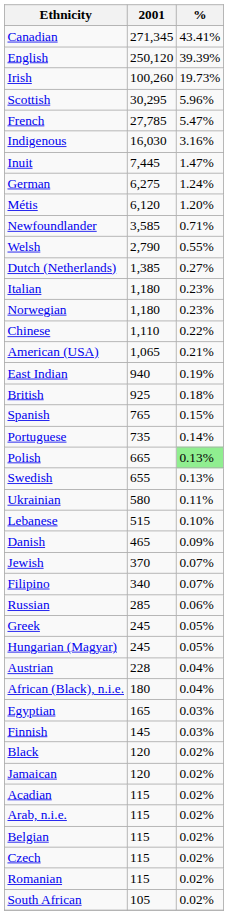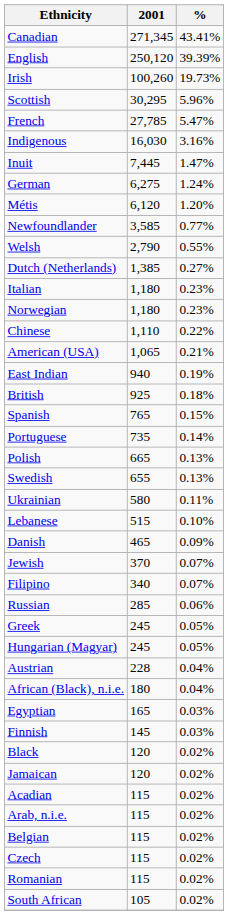(197, 225) 0.71% -> (197, 225) 0.77%
(197, 457) lightgreen background -> (197, 457) no background
